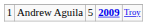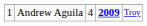(91, 13) 5 -> (91, 13) 4
